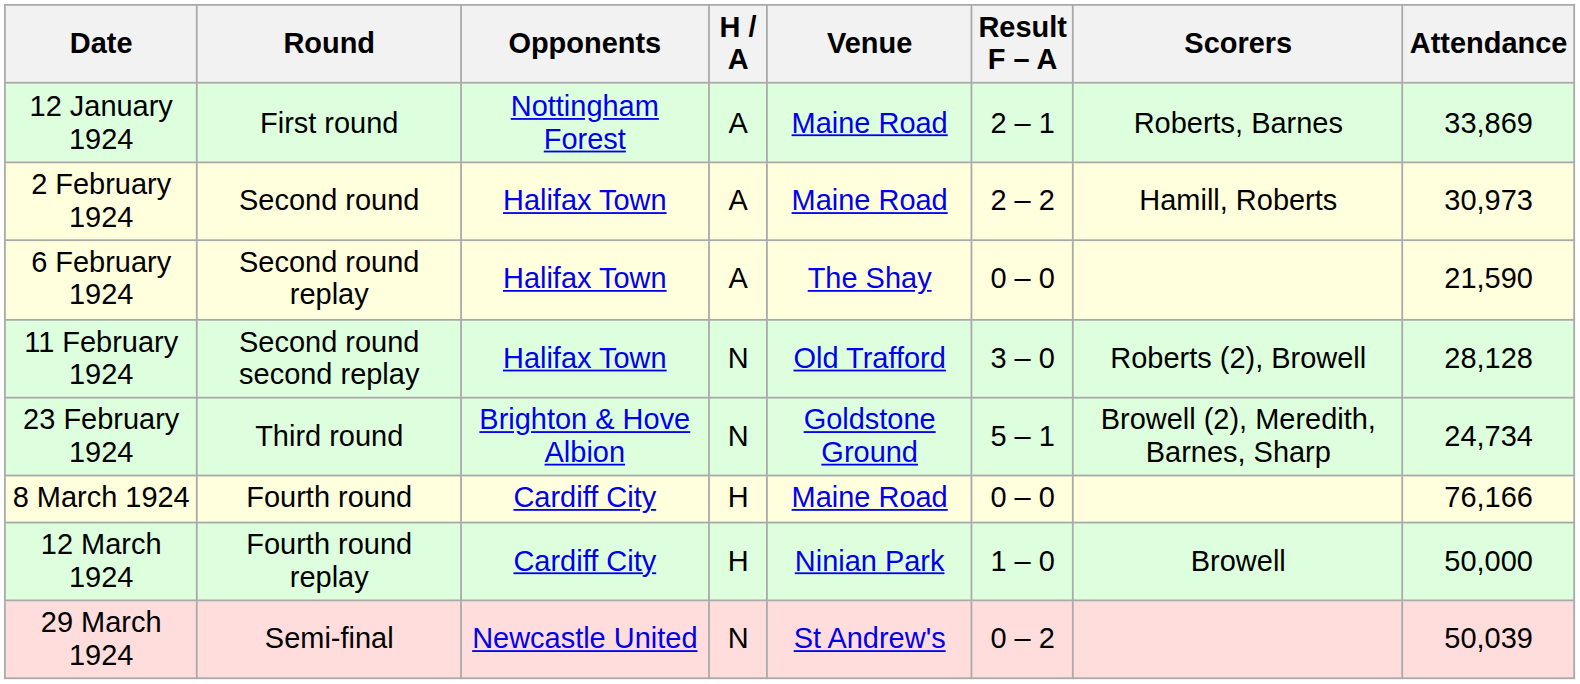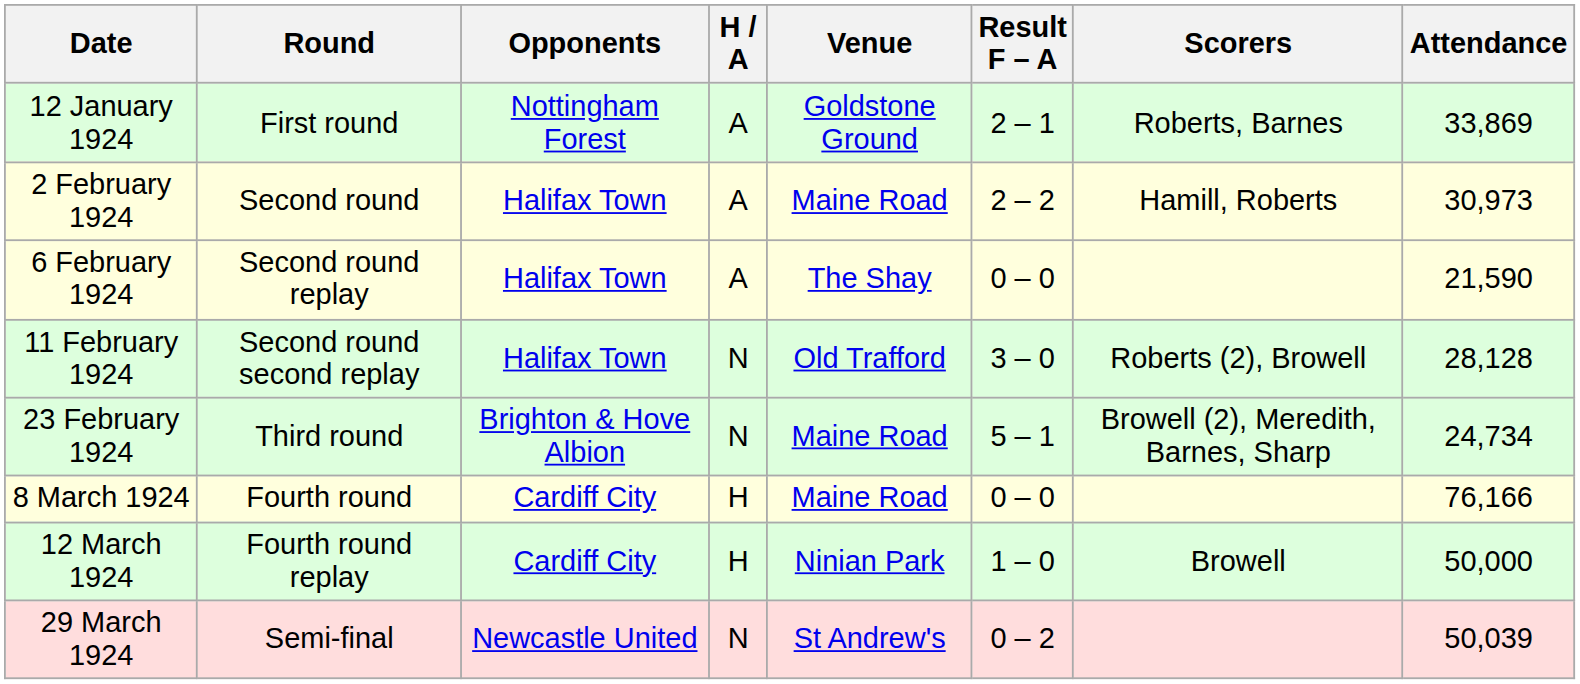(870, 122) Maine Road -> (870, 122) Goldstone Ground
(870, 436) Goldstone Ground -> (870, 436) Maine Road
